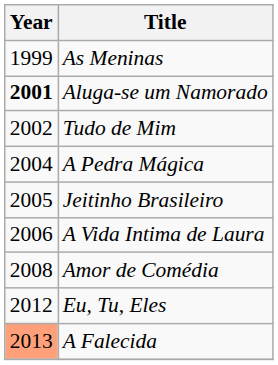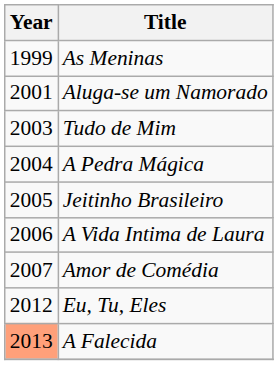(31, 93) bold -> (31, 93) normal
(31, 128) 2002 -> (31, 128) 2003
(31, 270) 2008 -> (31, 270) 2007
